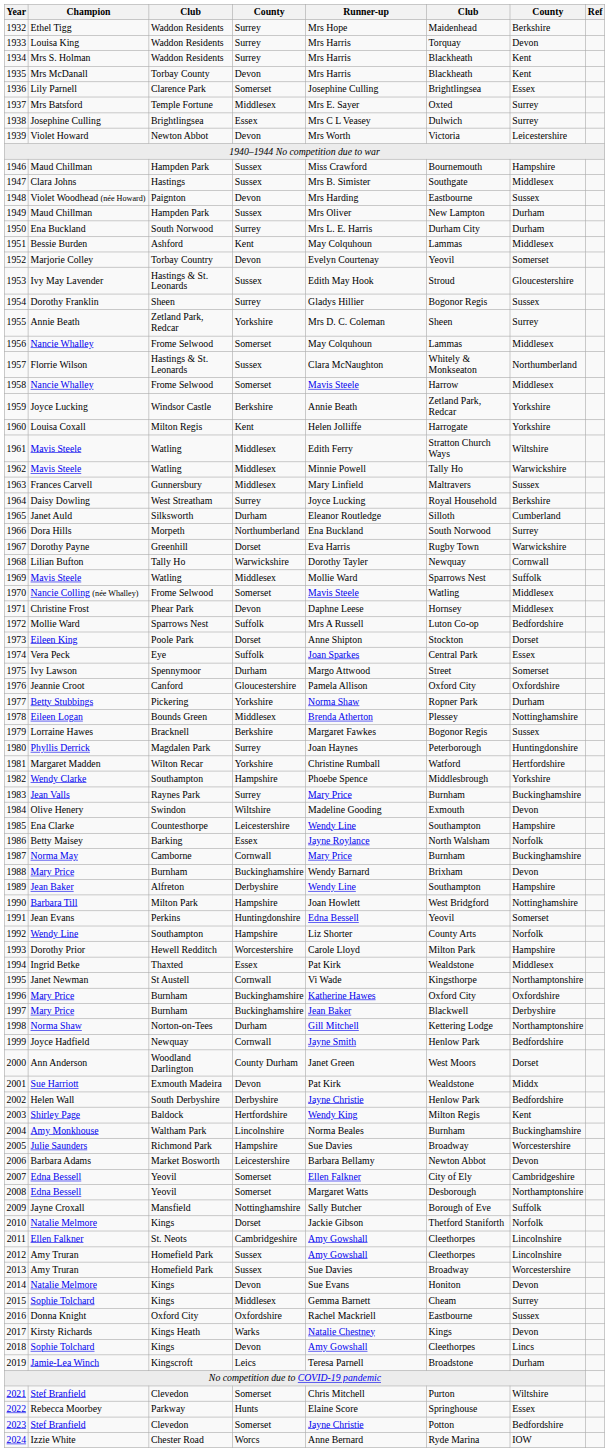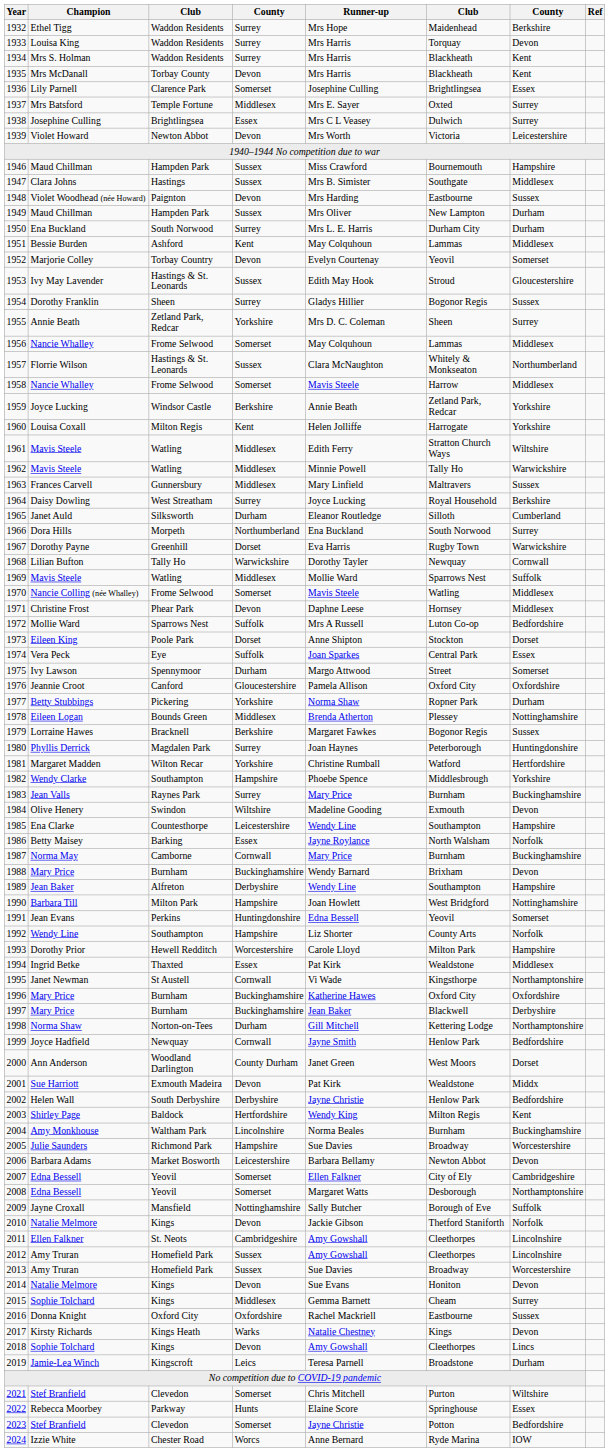(248, 1223) Dorset -> (248, 1223) Devon
